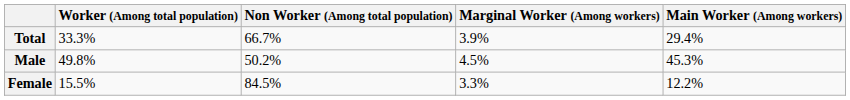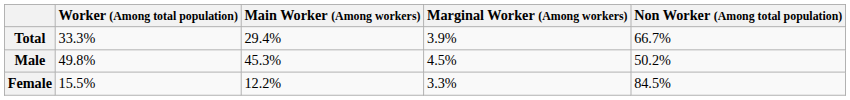columns swapped: (754, 15) <-> (348, 15)
